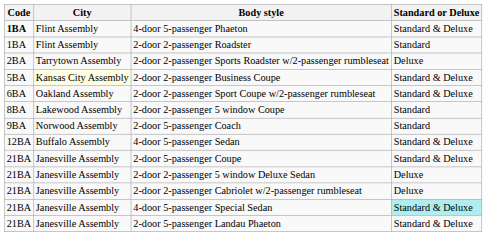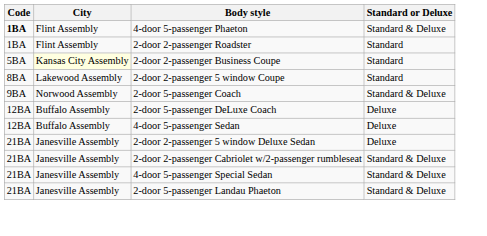- row: (261, 61)
(433, 77) Standard & Deluxe -> (385, 61) Standard
- row: (254, 93)
(412, 126) Standard -> (406, 93) Standard & Deluxe
+ row: (205, 110)
(433, 142) Standard & Deluxe -> (381, 126) Deluxe
- row: (187, 158)
(408, 191) Deluxe -> (406, 158) Standard & Deluxe
(433, 207) paleturquoise background -> (406, 175) no background
